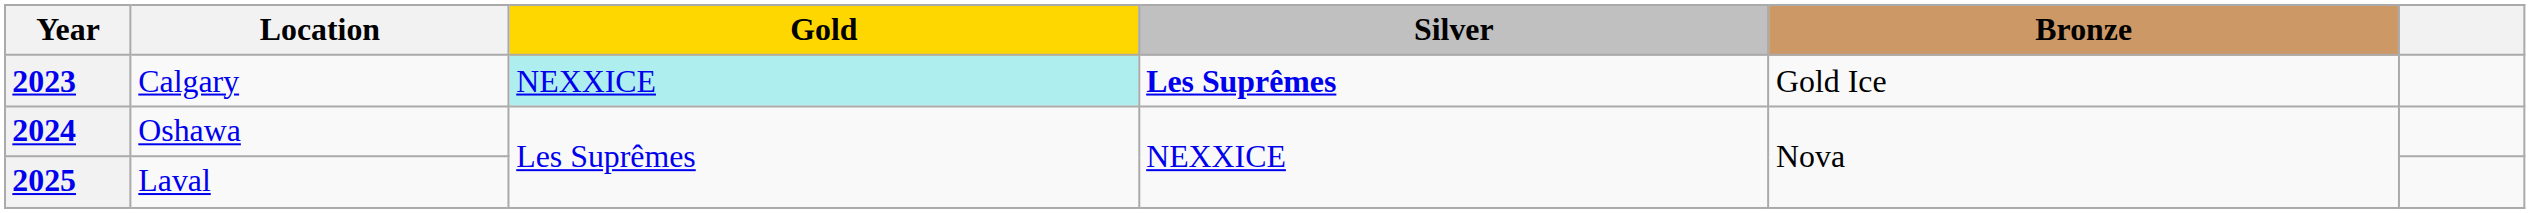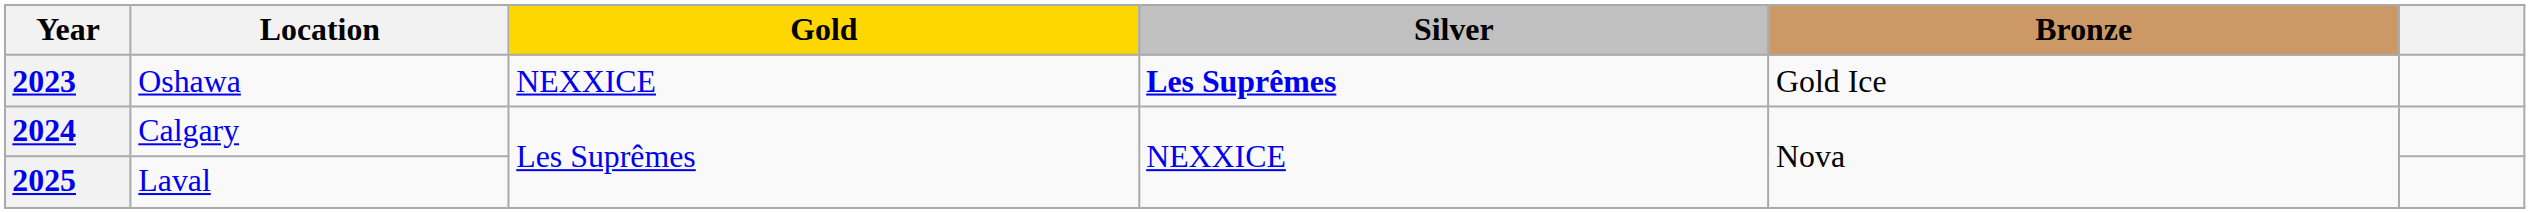(189, 80) Calgary -> (190, 80) Oshawa
(586, 80) paleturquoise background -> (586, 80) no background
(190, 130) Oshawa -> (189, 130) Calgary
